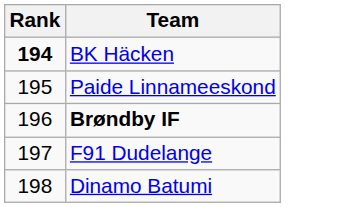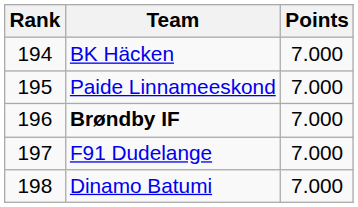+ column: (317, 20)
(35, 53) bold -> (35, 53) normal
